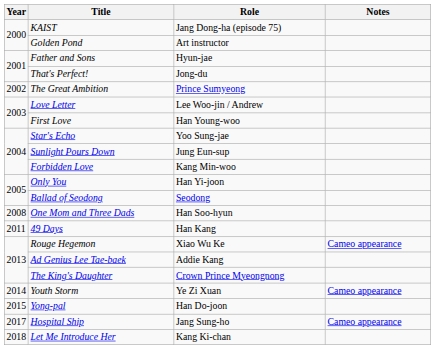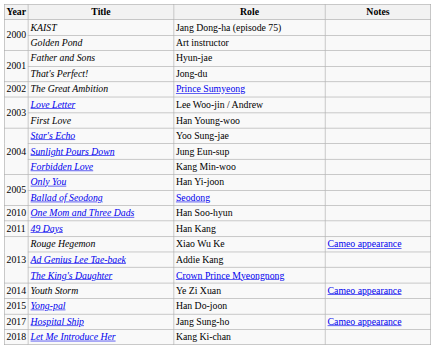(16, 213) 2008 -> (16, 213) 2010
